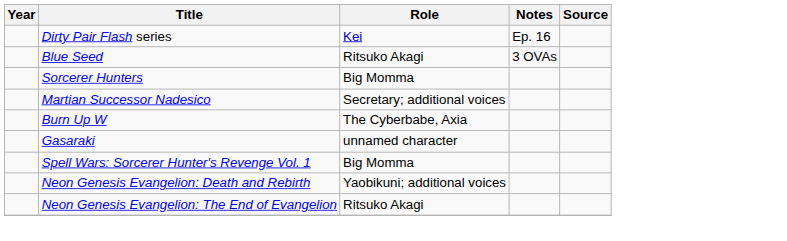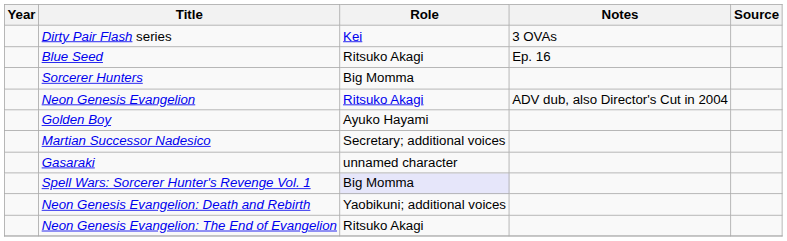(531, 36) Ep. 16 -> (535, 36) 3 OVAs
(535, 57) 3 OVAs -> (531, 57) Ep. 16
+ row: (118, 99)
+ row: (76, 120)
- row: (74, 120)
(379, 162) no background -> (379, 183) lavender background
